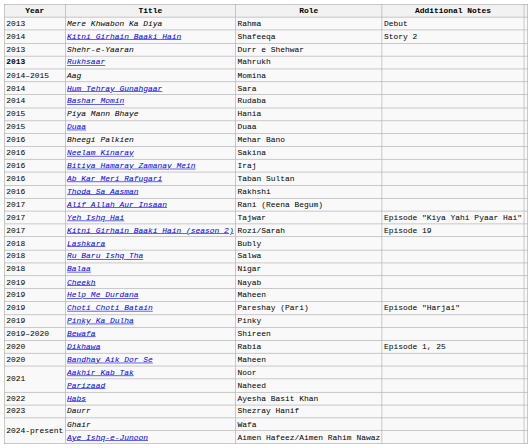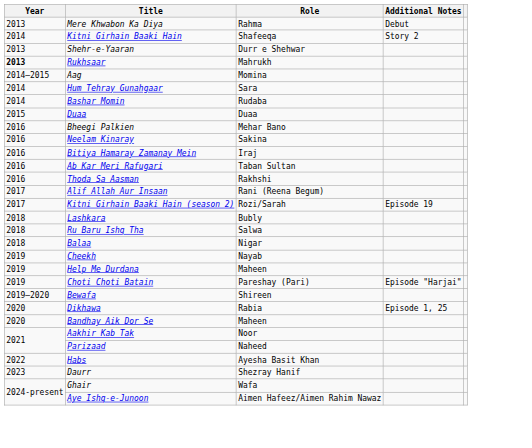- row: (103, 114)
- row: (96, 218)
- row: (100, 321)
